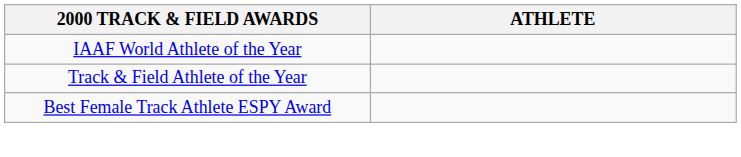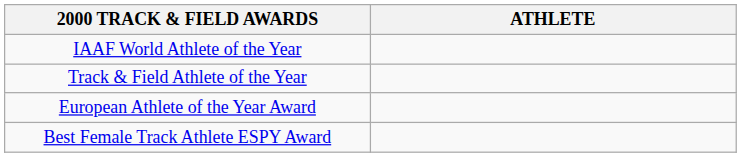+ row: (187, 107)
